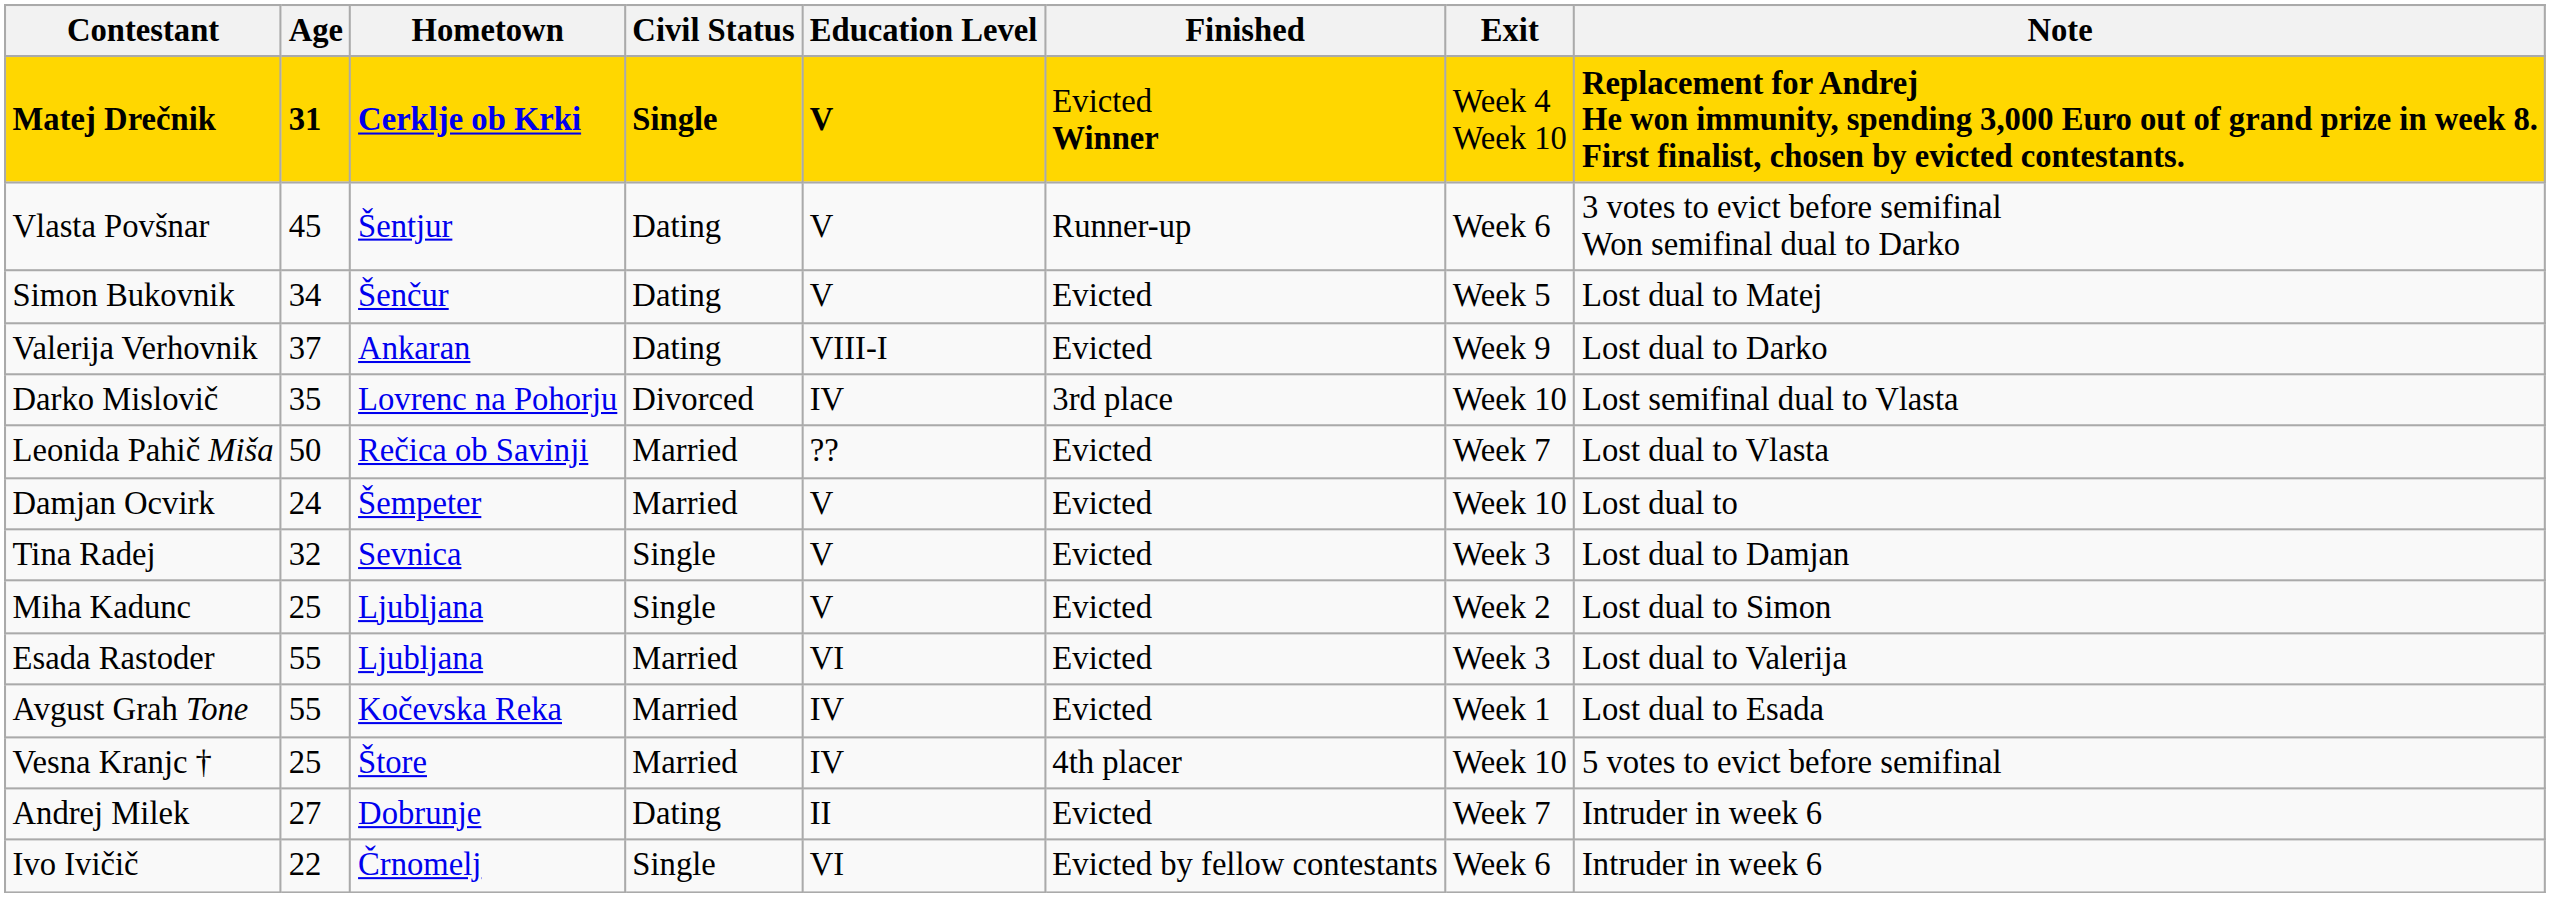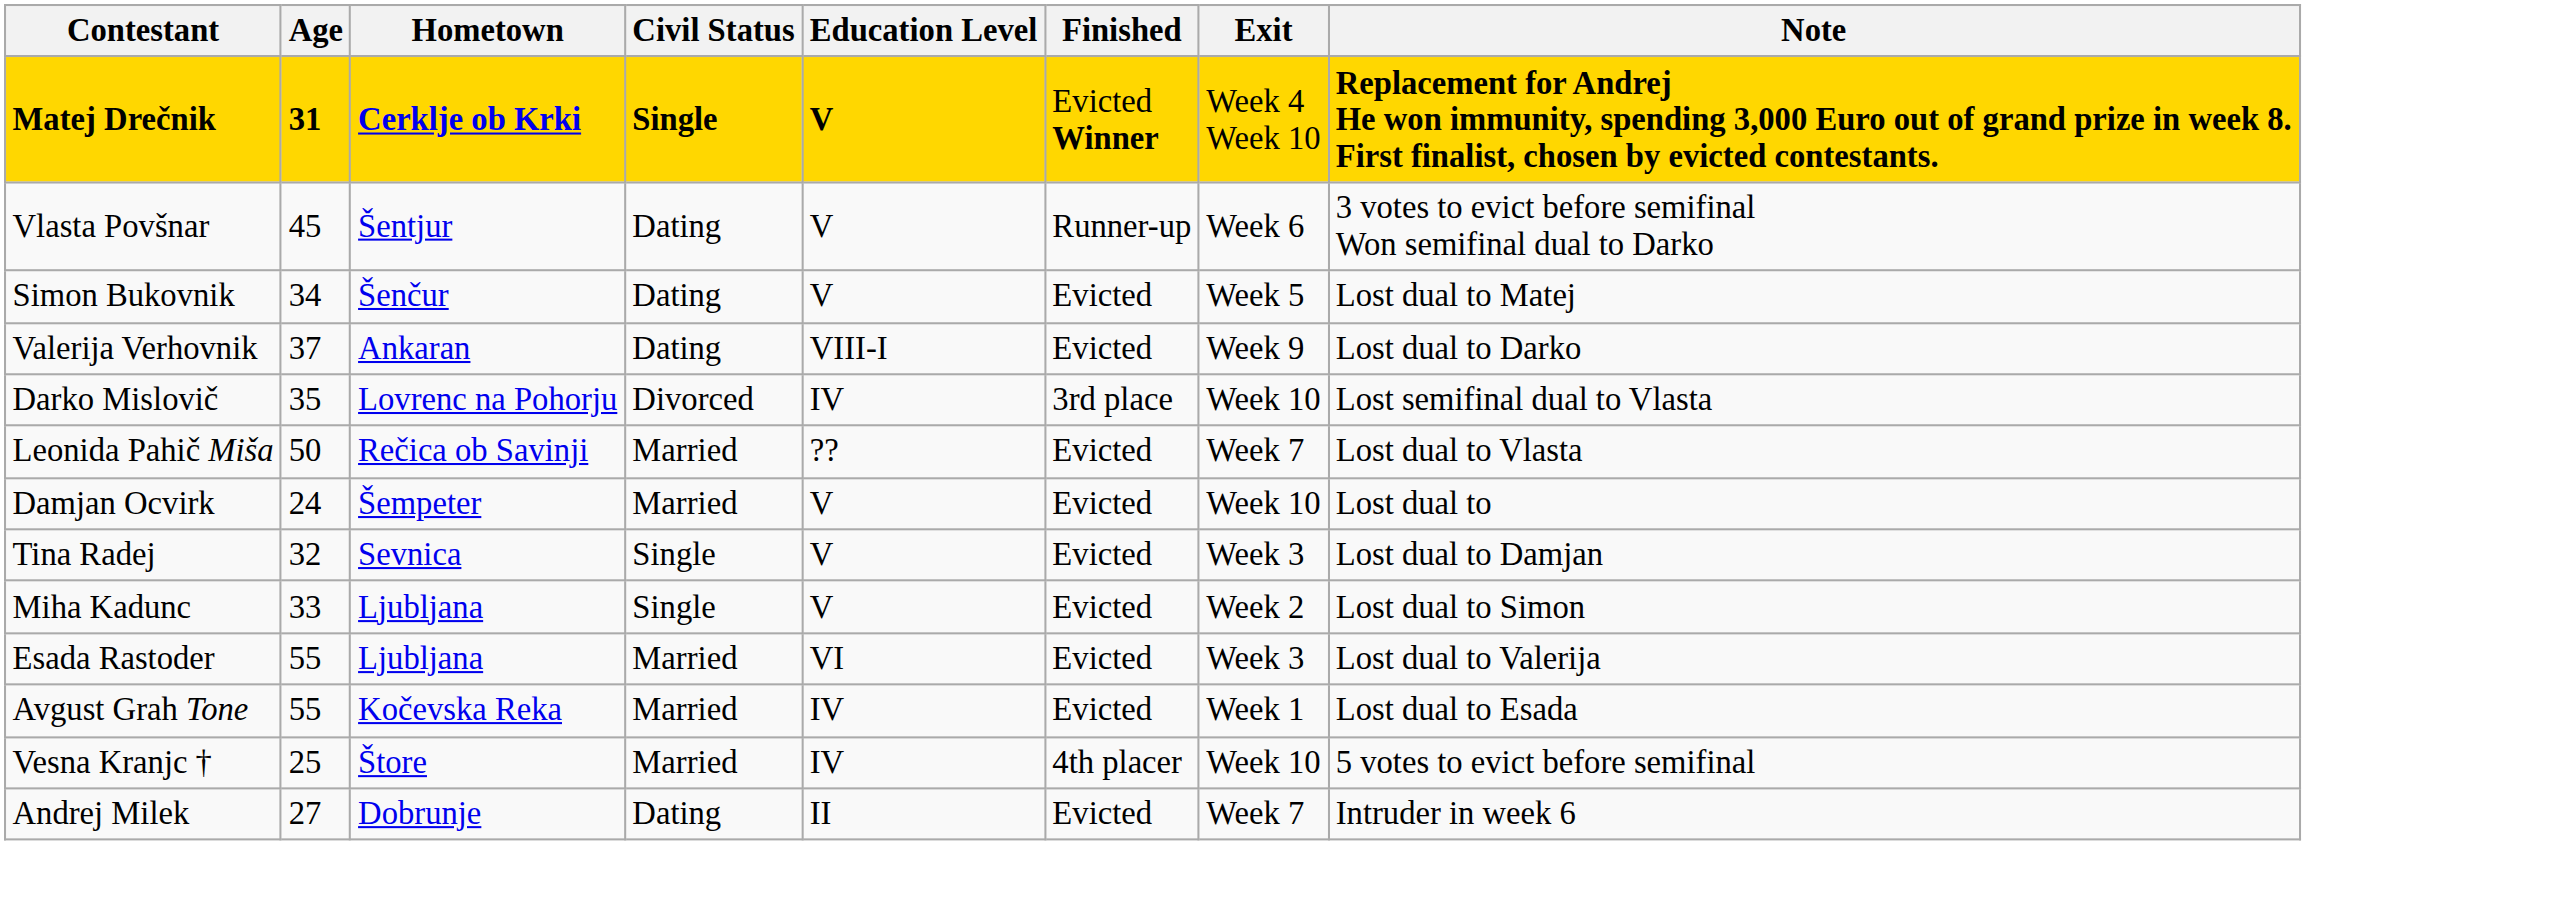(305, 606) 25 -> (305, 606) 33
- row: (76, 865)
